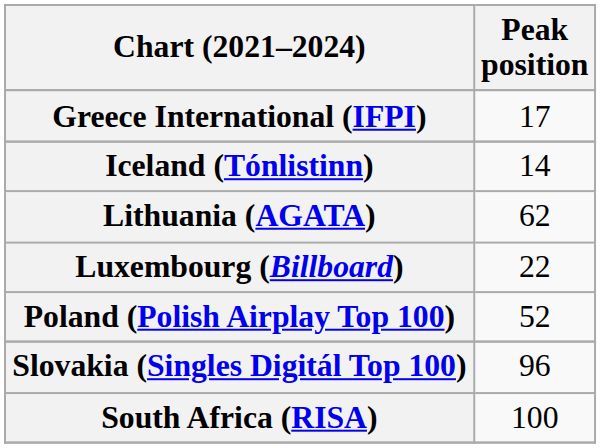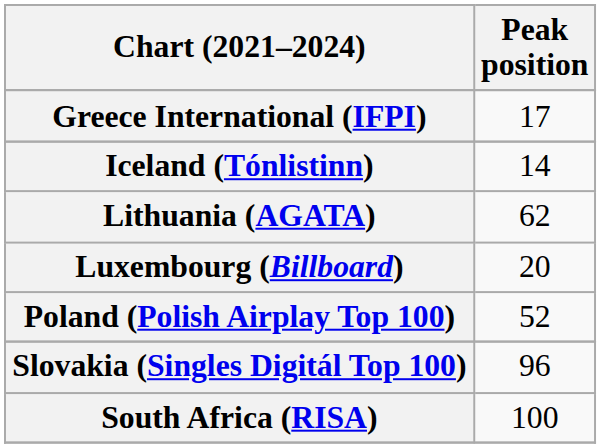(535, 266) 22 -> (535, 266) 20
